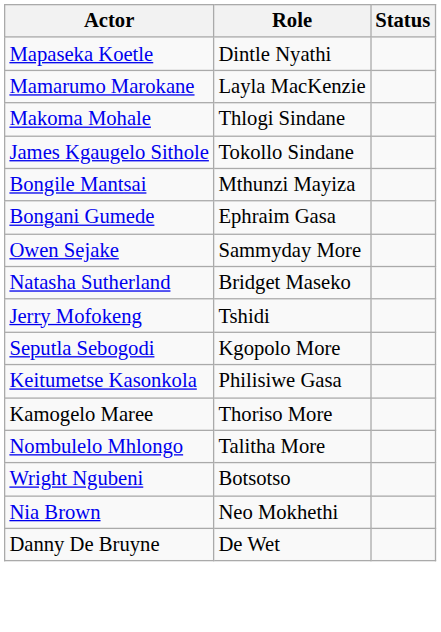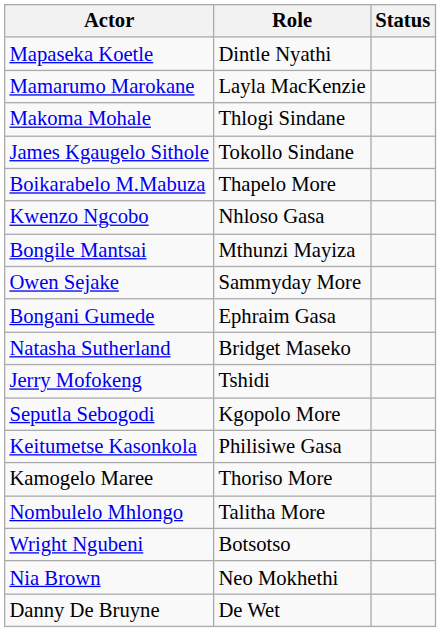+ row: (107, 184)
+ row: (79, 217)
rows swapped: (82, 217) <-> (64, 250)
